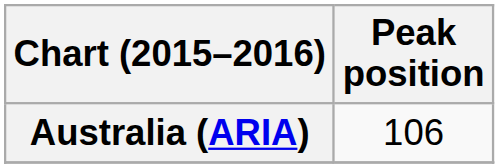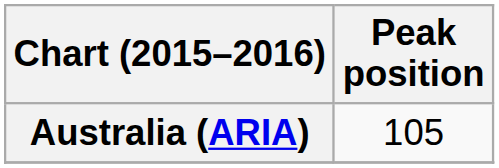(414, 132) 106 -> (414, 132) 105
